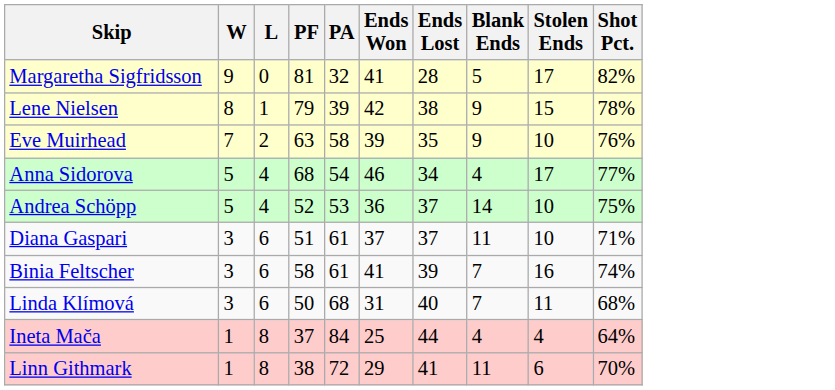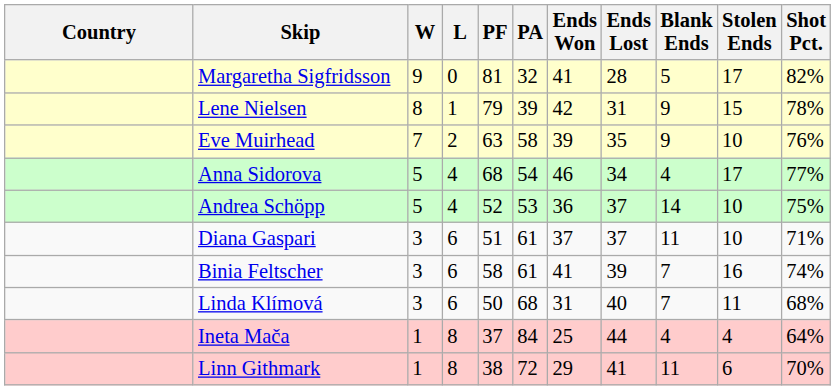+ column: (99, 32)
(428, 108) 38 -> (617, 108) 31
